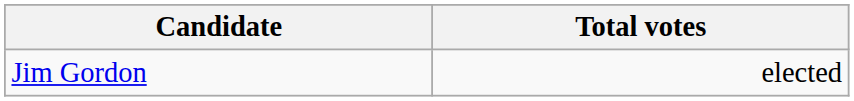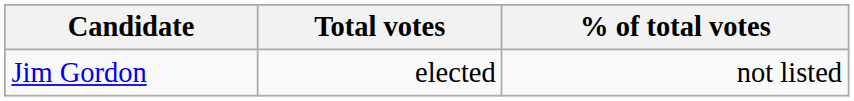+ column: (675, 27)
